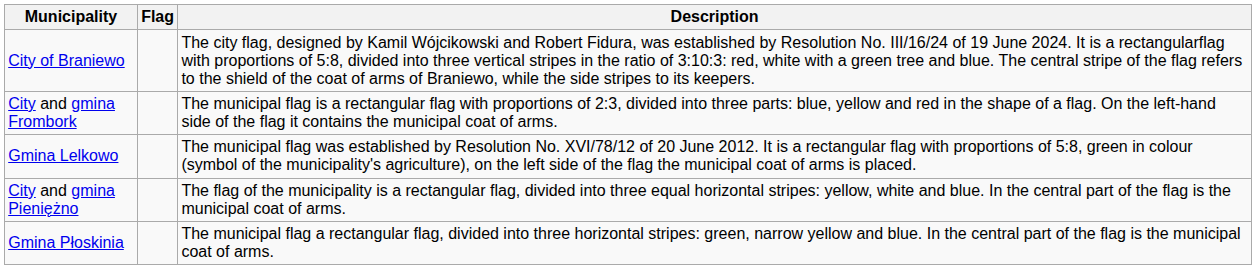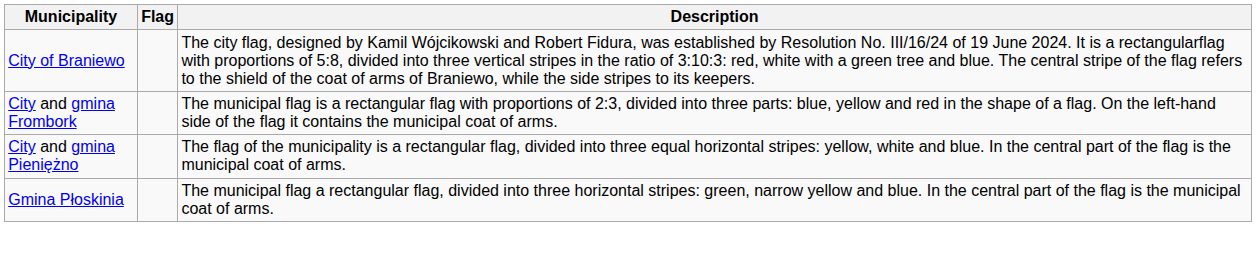- row: (63, 156)
